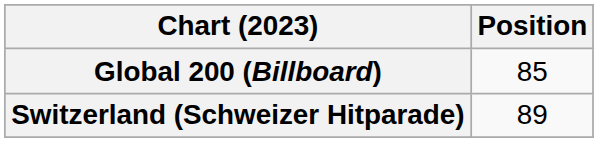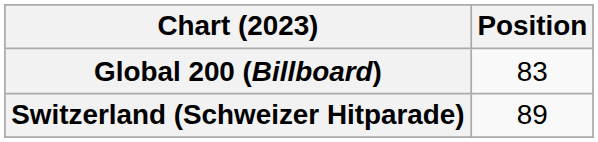(532, 70) 85 -> (532, 70) 83
